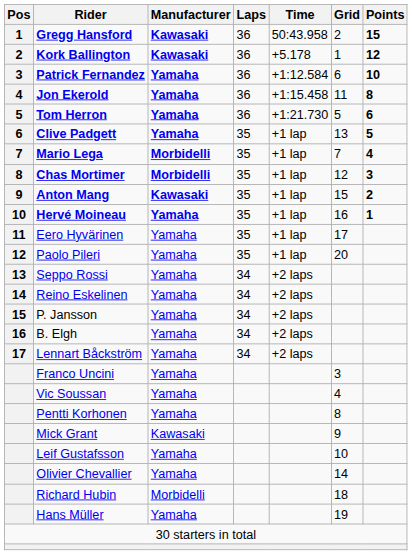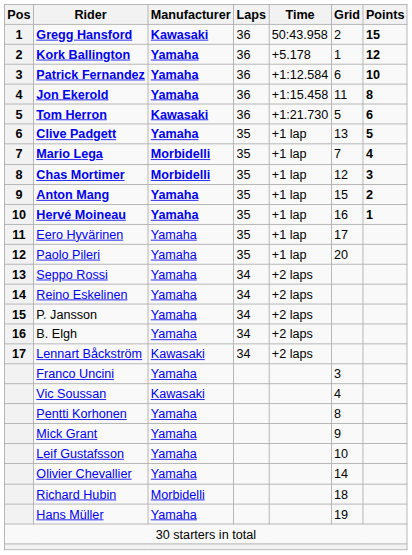(180, 55) Kawasaki -> (175, 55) Yamaha
(175, 114) Yamaha -> (180, 114) Kawasaki
(180, 194) Kawasaki -> (175, 194) Yamaha
(174, 354) Yamaha -> (178, 354) Kawasaki
(174, 394) Yamaha -> (178, 394) Kawasaki
(178, 434) Kawasaki -> (174, 434) Yamaha
